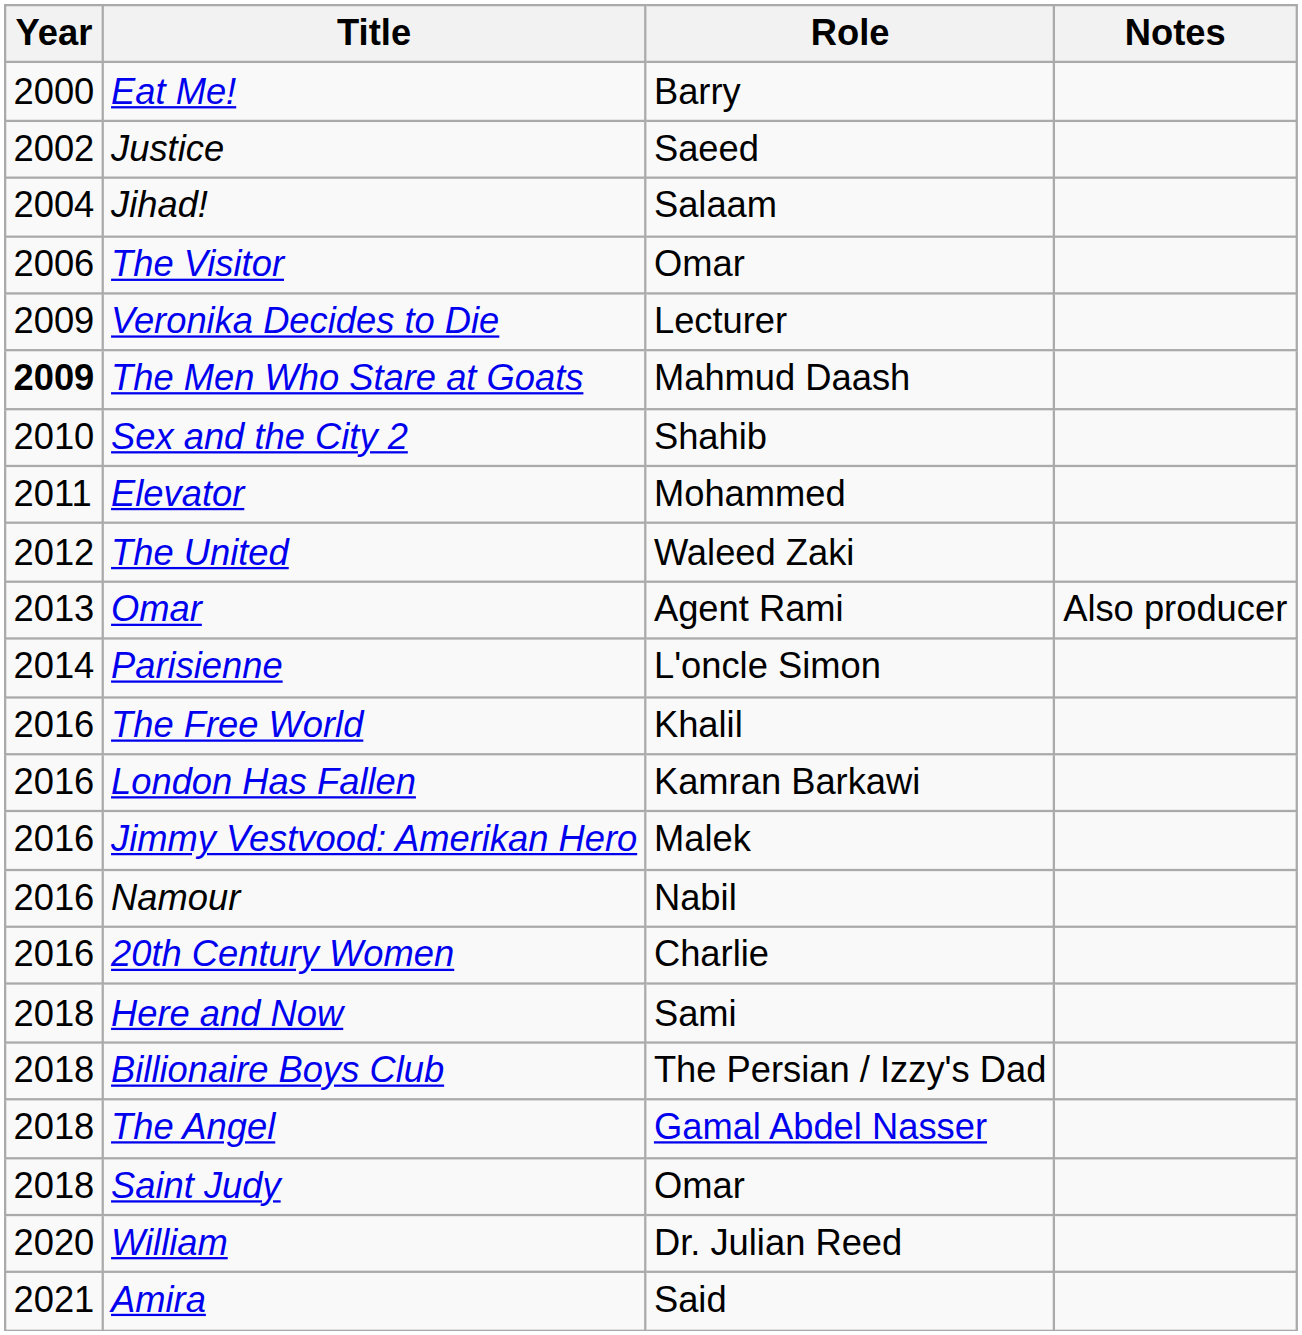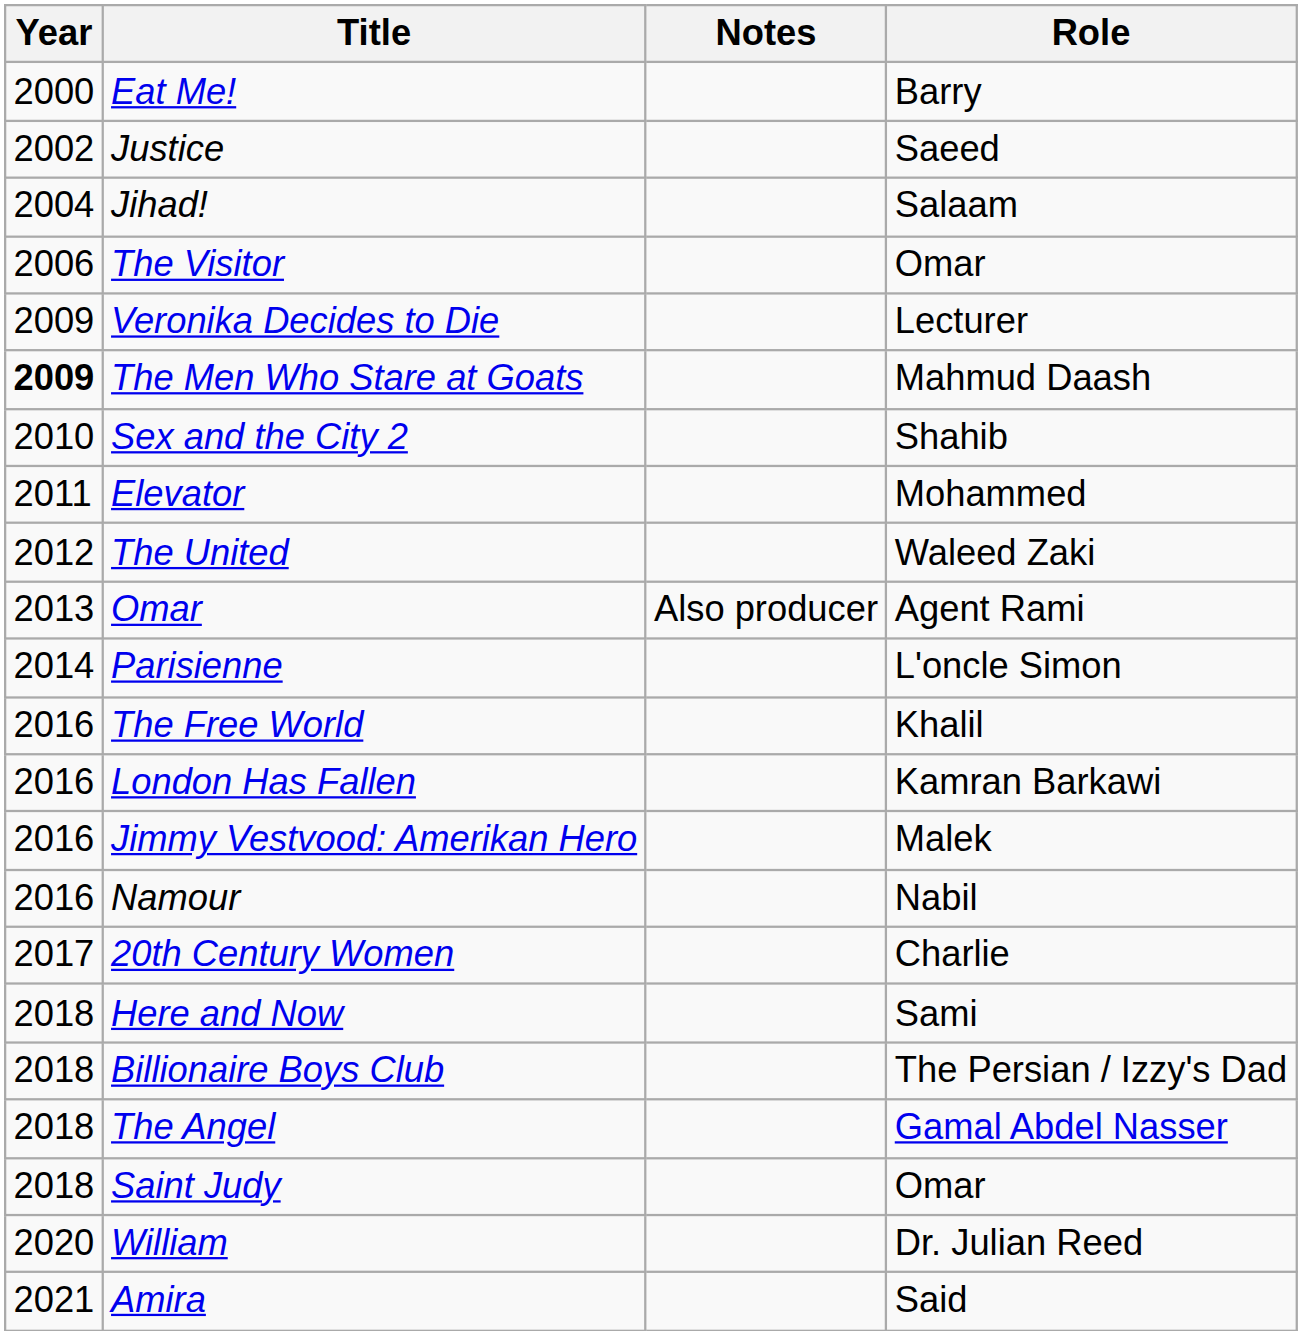columns swapped: (850, 33) <-> (1175, 33)
(54, 954) 2016 -> (54, 954) 2017
